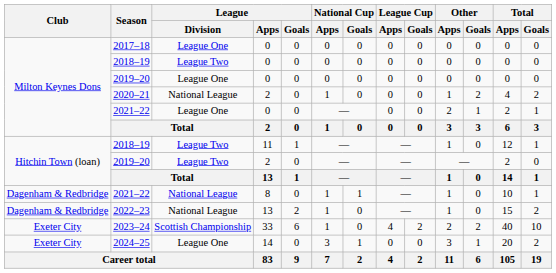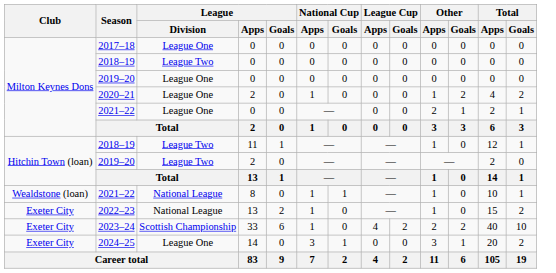(203, 95) National League -> (188, 95) League One
(58, 194) Dagenham & Redbridge -> (50, 194) Wealdstone (loan)
(58, 210) Dagenham & Redbridge -> (50, 210) Exeter City
